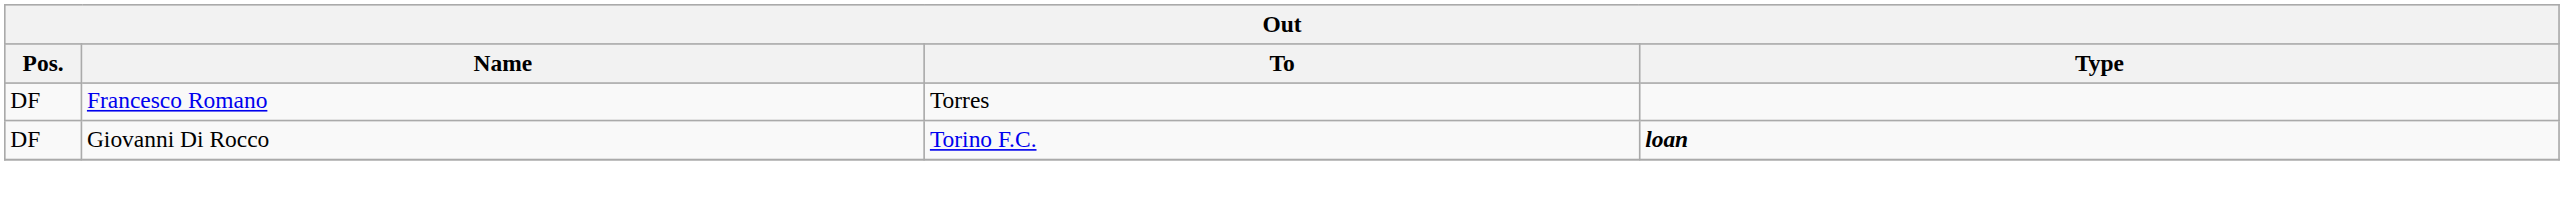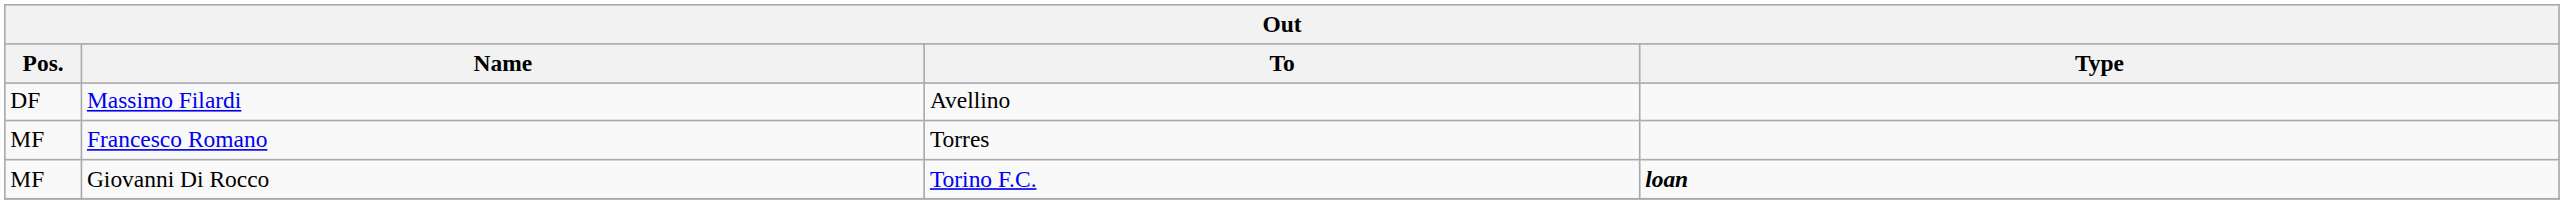+ row: (164, 101)
(25, 101) DF -> (27, 140) MF
(25, 140) DF -> (27, 179) MF
